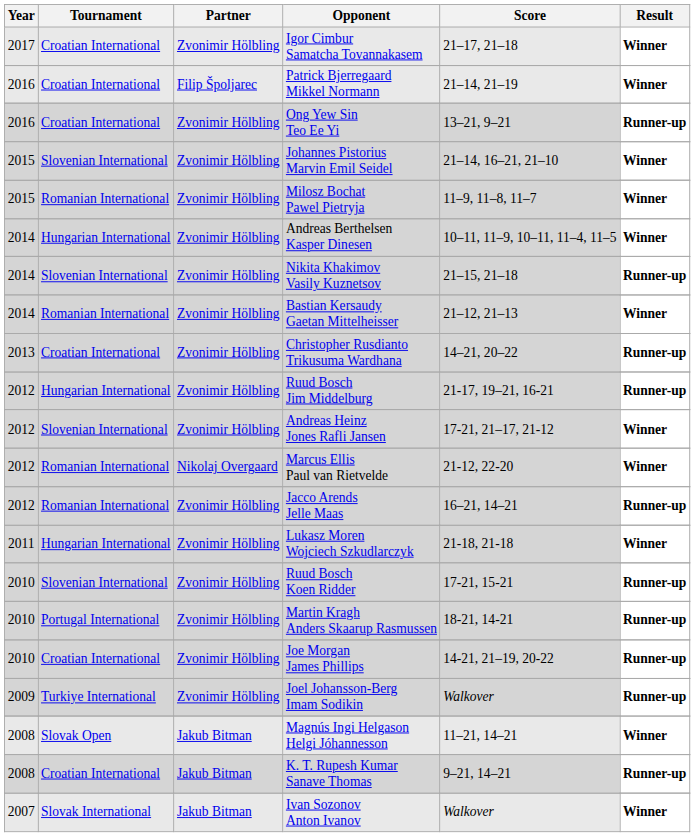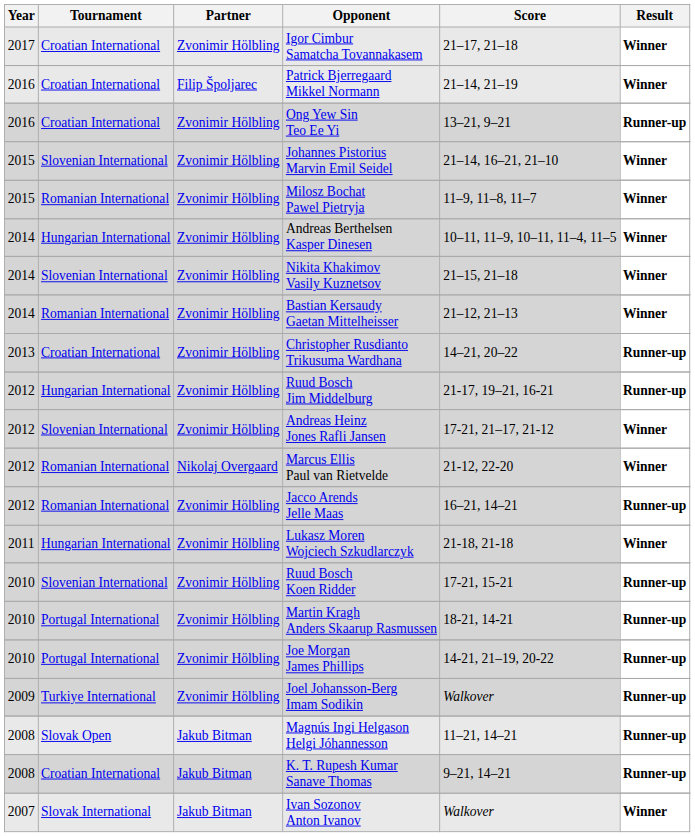(655, 276) Runner-up -> (645, 276) Winner
(101, 659) Croatian International -> (100, 659) Portugal International
(645, 735) Winner -> (655, 735) Runner-up
